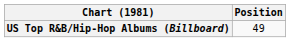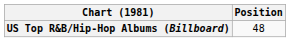(259, 29) 49 -> (259, 29) 48
